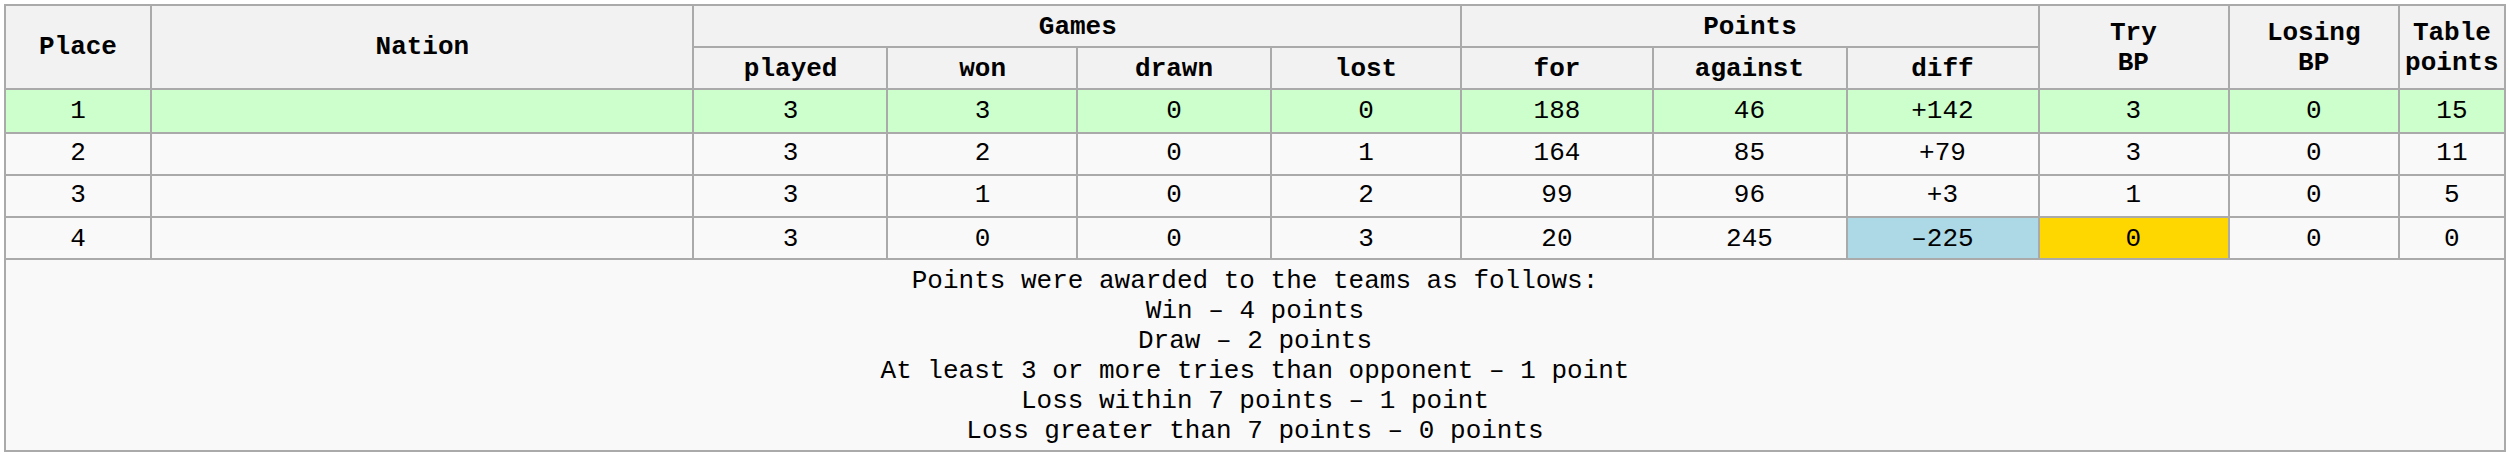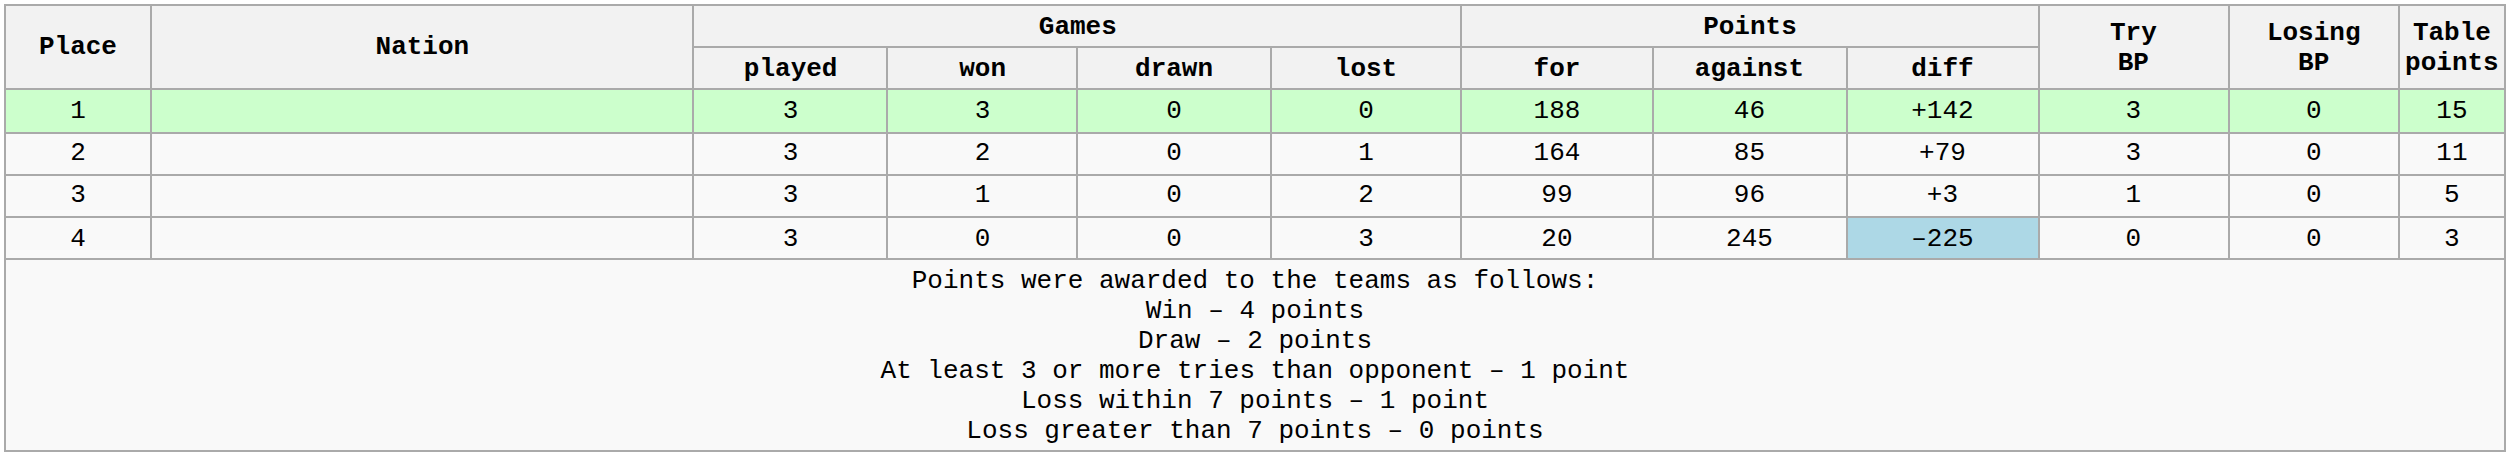(2133, 238) gold background -> (2133, 238) no background
(2452, 238) 0 -> (2452, 238) 3
